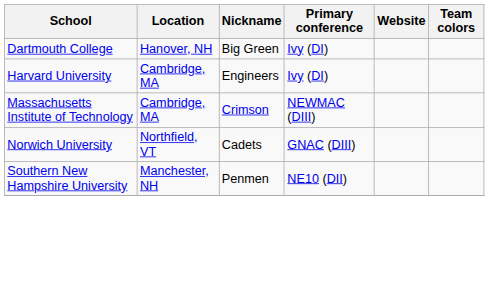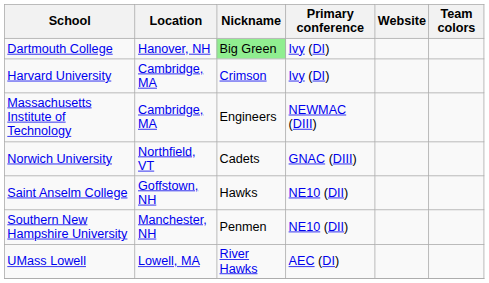(250, 48) no background -> (248, 48) lightgreen background
(250, 75) Engineers -> (243, 75) Crimson
(245, 110) Crimson -> (248, 117) Engineers
+ row: (67, 192)
+ row: (47, 261)
